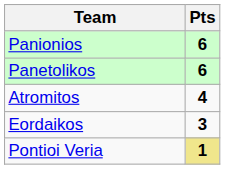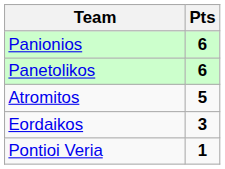(202, 97) 4 -> (202, 97) 5
(202, 151) khaki background -> (202, 151) no background
